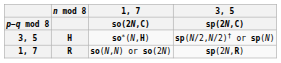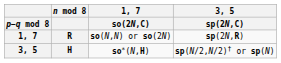rows swapped: (131, 52) <-> (131, 38)
